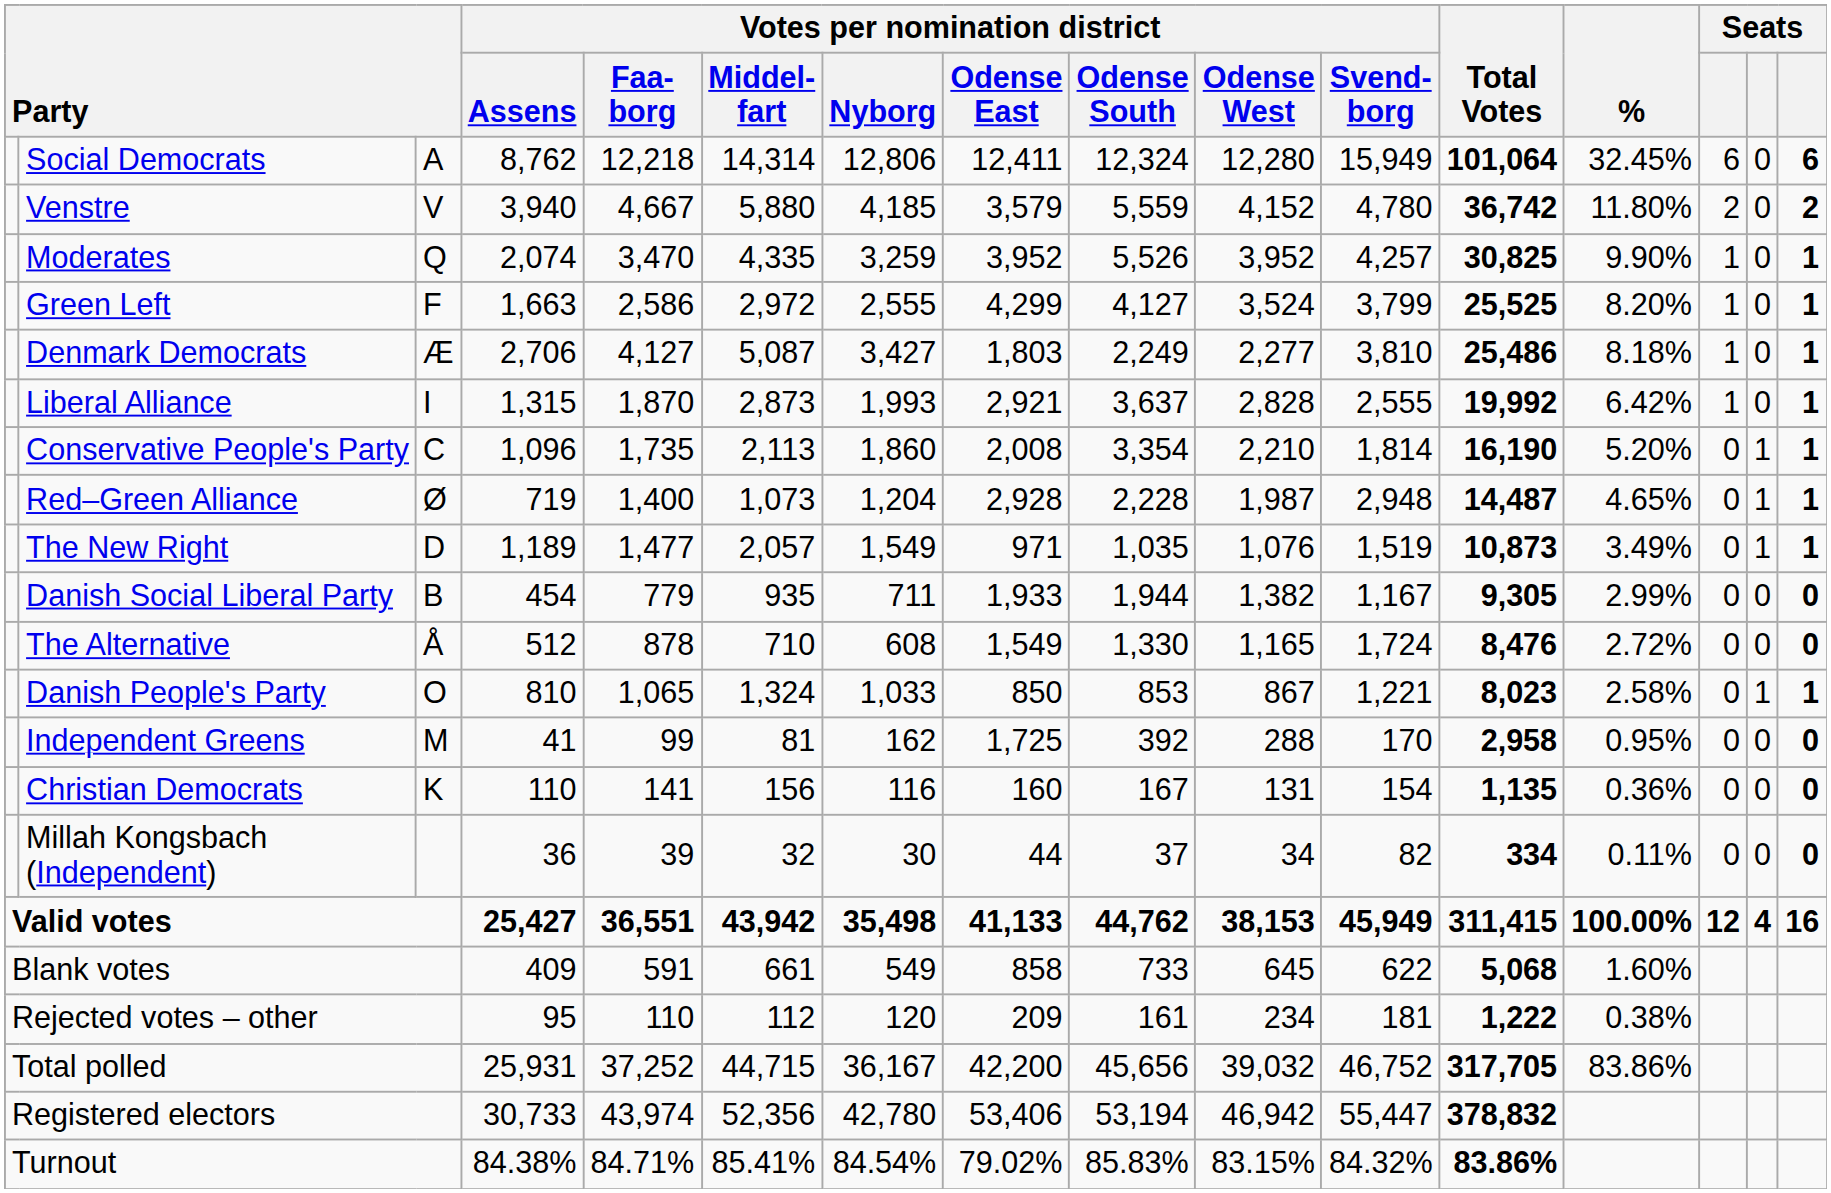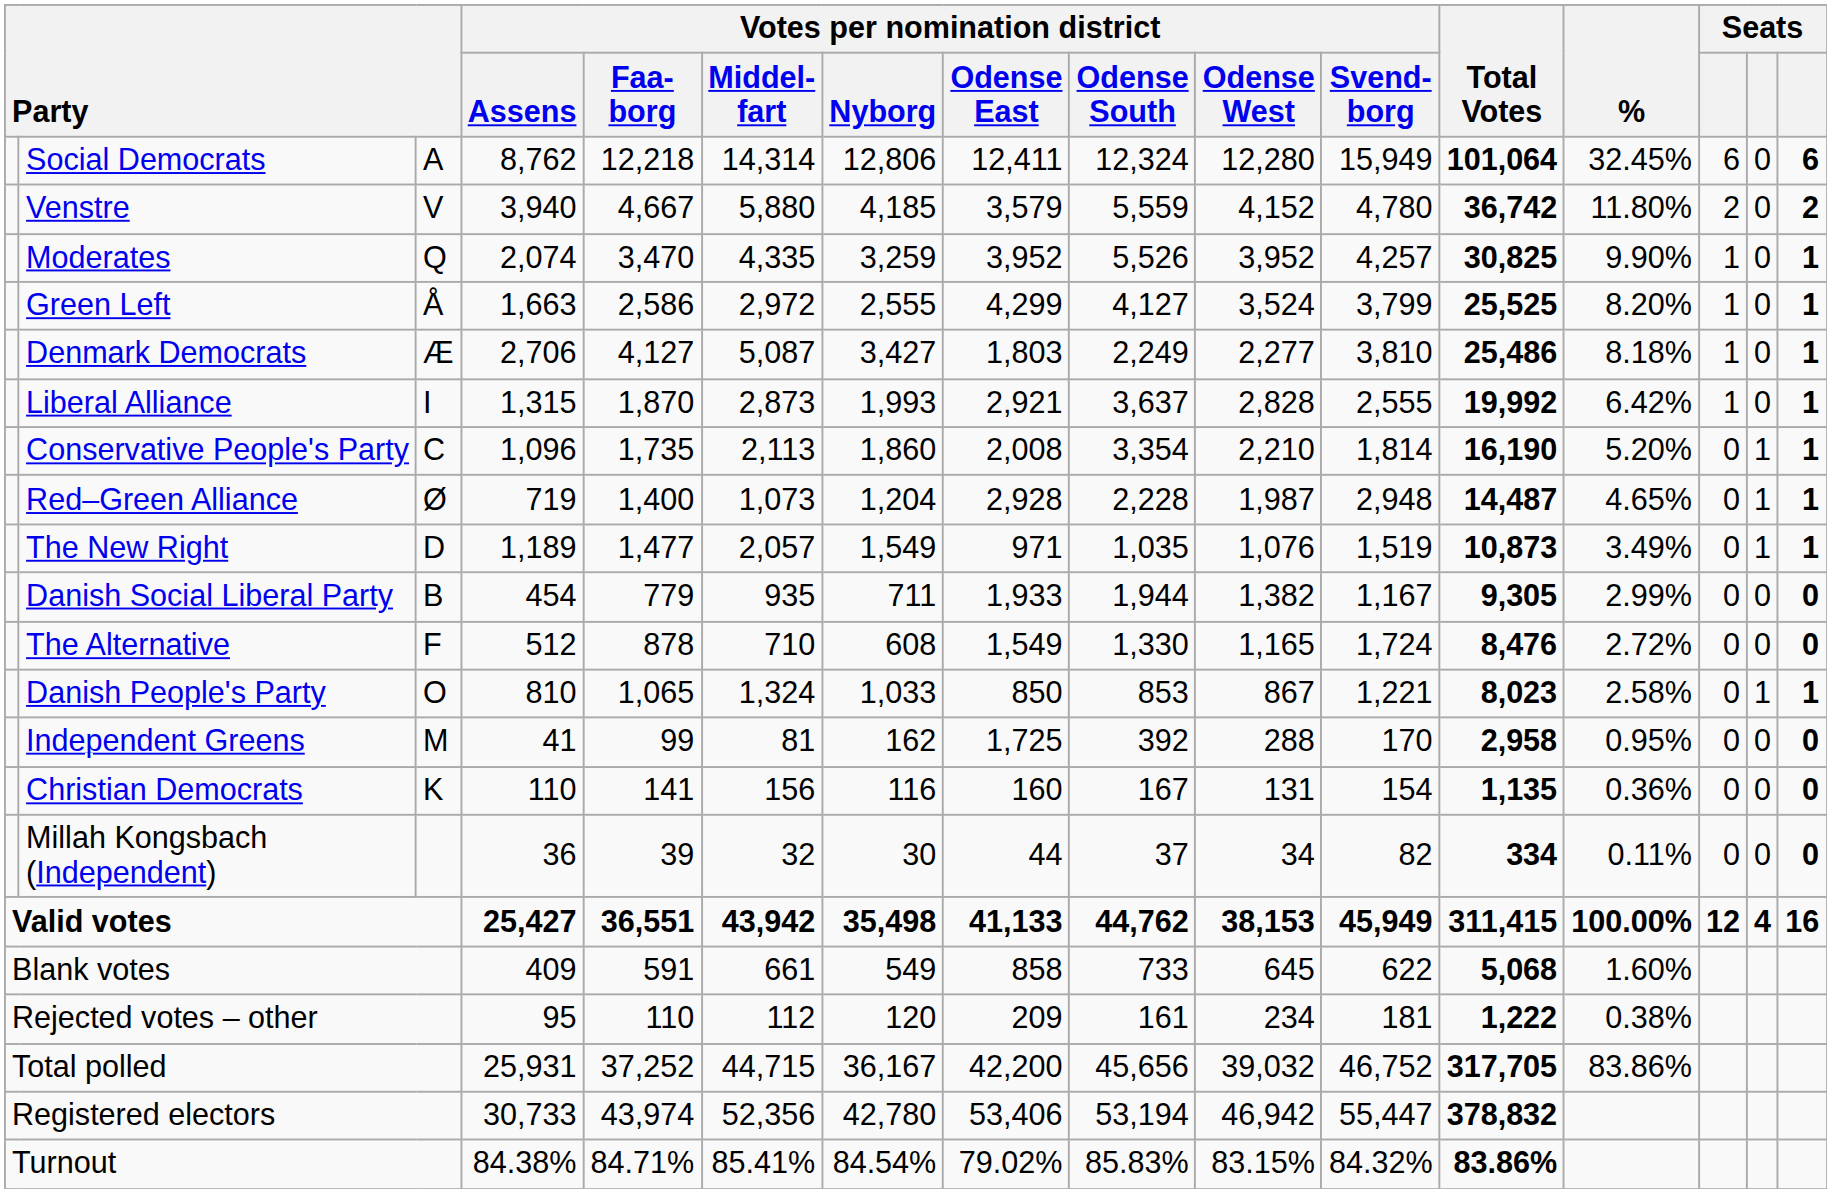(432, 305) F -> (433, 305) Å
(433, 644) Å -> (432, 644) F
